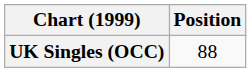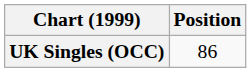(207, 51) 88 -> (207, 51) 86
